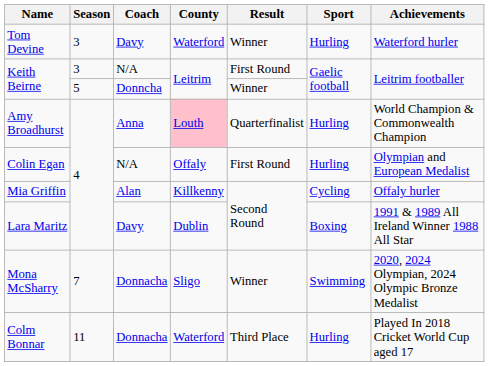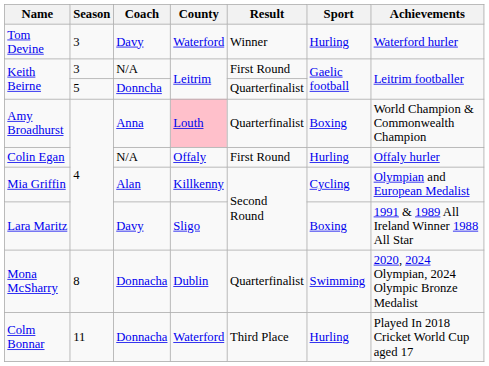(249, 88) Winner -> (267, 88) Quarterfinalist
(329, 123) Hurling -> (328, 123) Boxing
(422, 164) Olympian and European Medalist -> (407, 157) Offaly hurler
(407, 191) Offaly hurler -> (422, 184) Olympian and European Medalist
(191, 225) Dublin -> (187, 225) Sligo
(76, 281) 7 -> (76, 281) 8
(187, 281) Sligo -> (191, 281) Dublin
(249, 281) Winner -> (267, 281) Quarterfinalist
